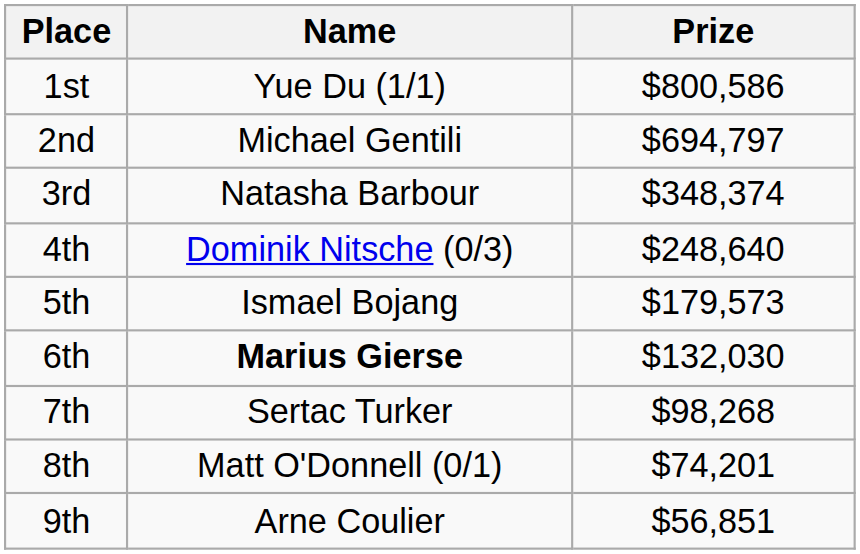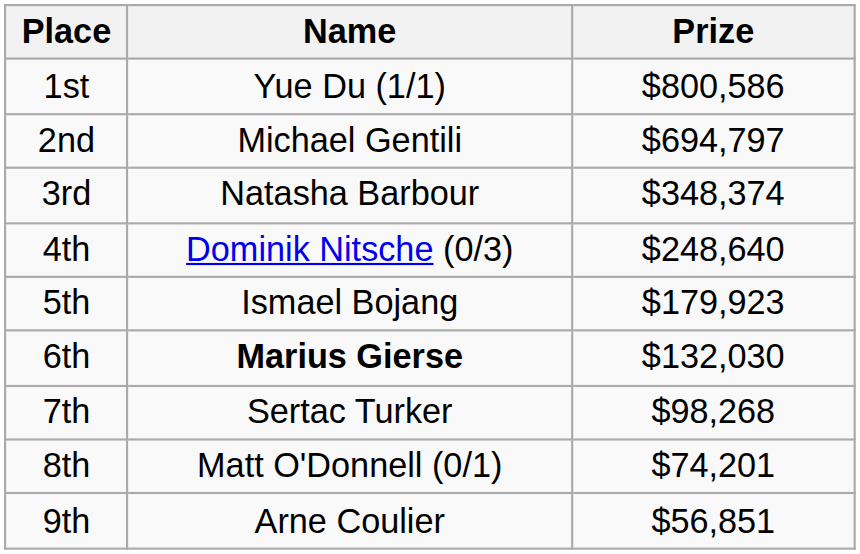(713, 303) $179,573 -> (713, 303) $179,923
